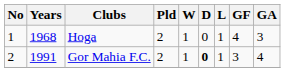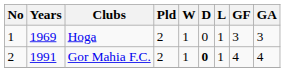(43, 36) 1968 -> (43, 36) 1969
(236, 36) 4 -> (236, 36) 3
(236, 57) 3 -> (236, 57) 4
